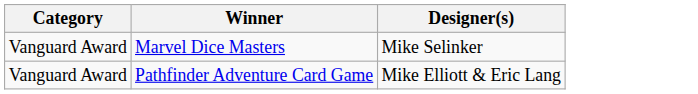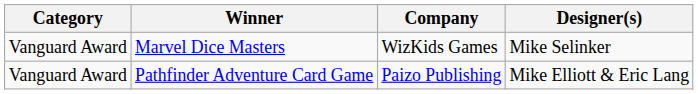+ column: (441, 18)
